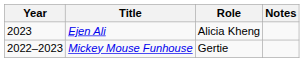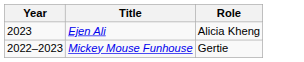- column: (281, 13)
